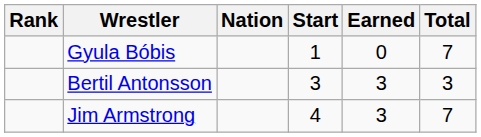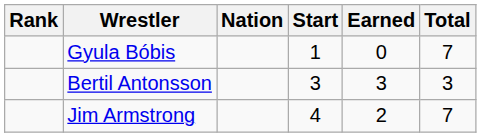(381, 115) 3 -> (381, 115) 2
